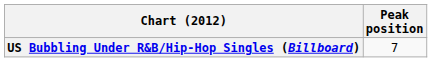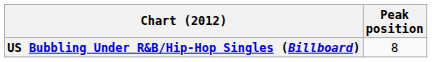(395, 47) 7 -> (395, 47) 8
